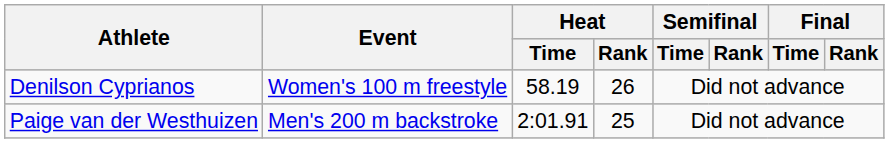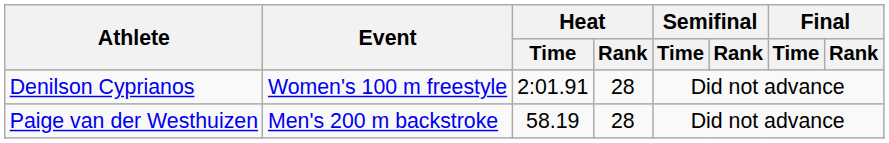(553, 87) 58.19 -> (553, 87) 2:01.91
(623, 87) 26 -> (623, 87) 28
(553, 121) 2:01.91 -> (553, 121) 58.19
(623, 121) 25 -> (623, 121) 28
